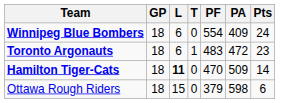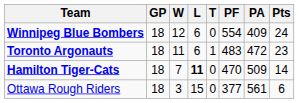+ column: (178, 13)
(213, 88) 379 -> (232, 88) 377
(238, 88) 598 -> (257, 88) 561
